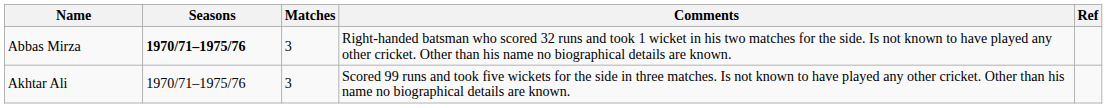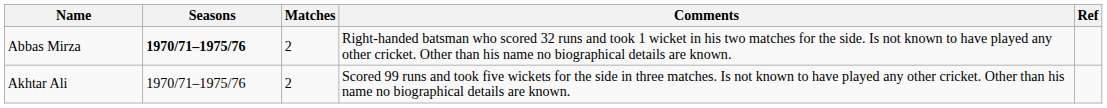(288, 45) 3 -> (288, 45) 2
(288, 84) 3 -> (288, 84) 2
